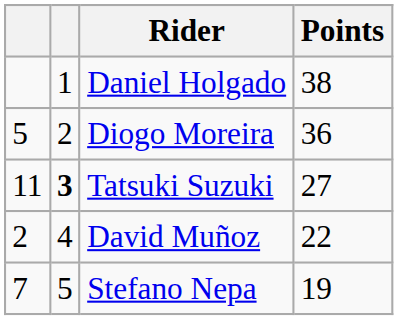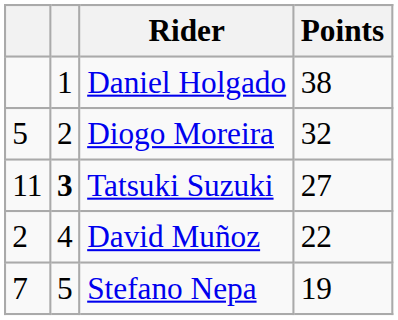(316, 133) 36 -> (316, 133) 32
